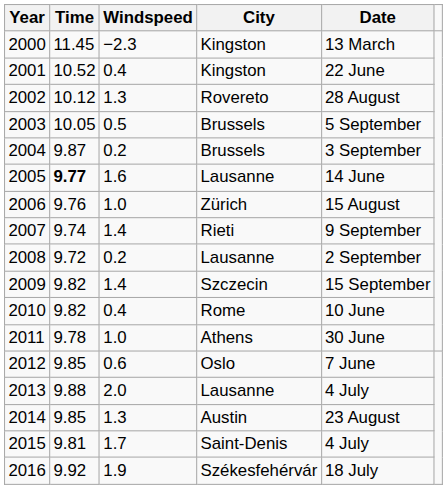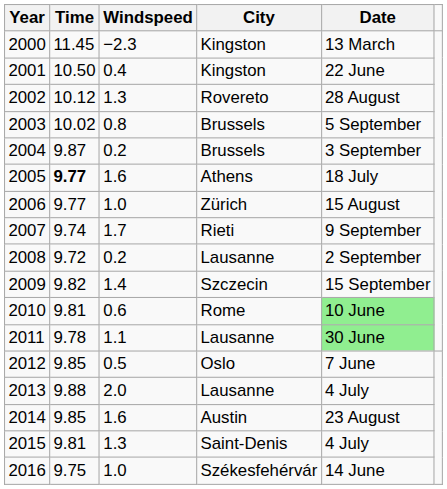(75, 71) 10.52 -> (75, 71) 10.50
(75, 124) 10.05 -> (75, 124) 10.02
(115, 124) 0.5 -> (115, 124) 0.8
(237, 177) Lausanne -> (227, 177) Athens
(355, 177) 14 June -> (352, 177) 18 July
(70, 204) 9.76 -> (70, 204) 9.77
(115, 230) 1.4 -> (115, 230) 1.7
(70, 310) 9.82 -> (70, 310) 9.81
(115, 310) 0.4 -> (115, 310) 0.6
(355, 310) no background -> (355, 310) lightgreen background
(115, 337) 1.0 -> (115, 337) 1.1
(227, 337) Athens -> (237, 337) Lausanne
(355, 337) no background -> (355, 337) lightgreen background
(115, 364) 0.6 -> (115, 364) 0.5
(115, 417) 1.3 -> (115, 417) 1.6
(115, 444) 1.7 -> (115, 444) 1.3
(70, 470) 9.92 -> (70, 470) 9.75
(115, 470) 1.9 -> (115, 470) 1.0
(352, 470) 18 July -> (355, 470) 14 June
